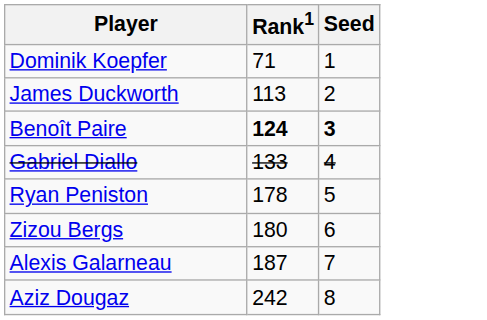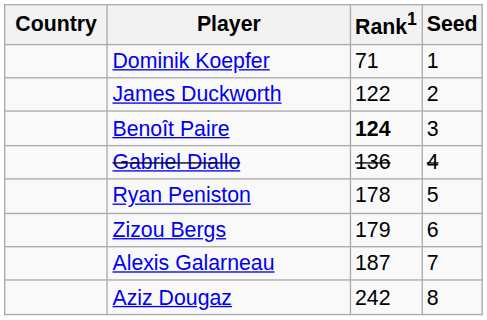+ column: (56, 24)
(269, 94) 113 -> (373, 94) 122
(330, 128) bold -> (433, 128) normal
(270, 162) 133 -> (373, 162) 136
(270, 229) 180 -> (373, 229) 179
